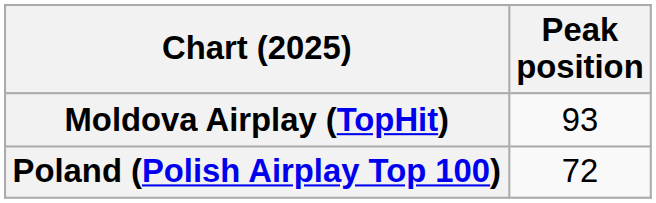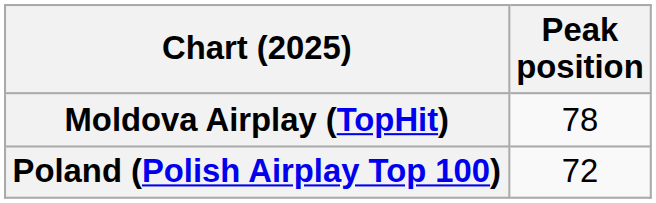(580, 119) 93 -> (580, 119) 78
